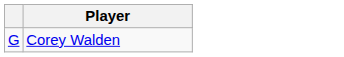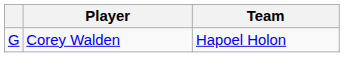+ column: (266, 16)
